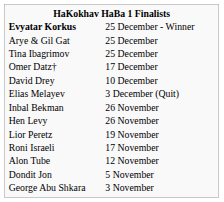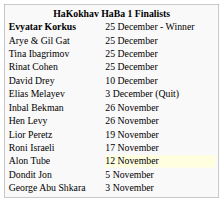+ row: (33, 67)
- row: (33, 67)
(132, 161) no background -> (132, 161) lightyellow background
